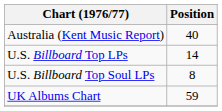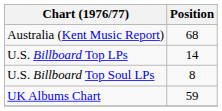(192, 34) 40 -> (192, 34) 68
